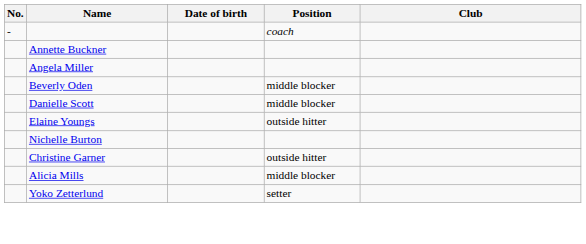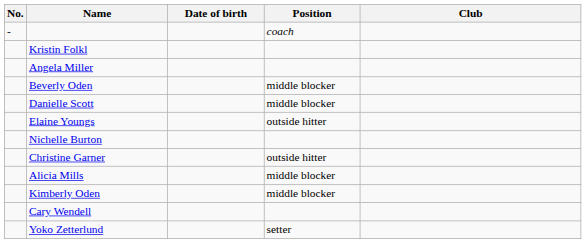- row: (68, 49)
+ row: (58, 49)
+ row: (64, 193)
+ row: (60, 211)
